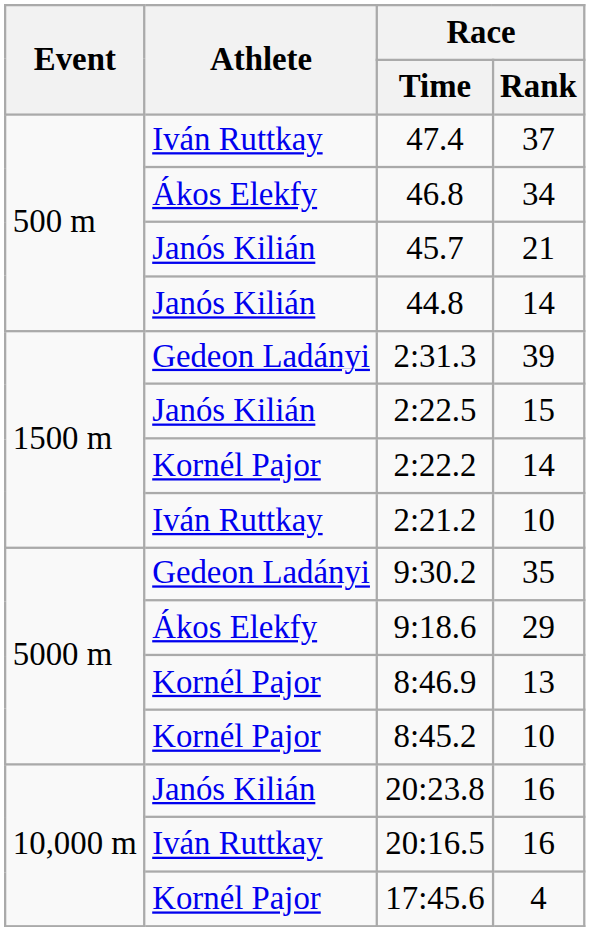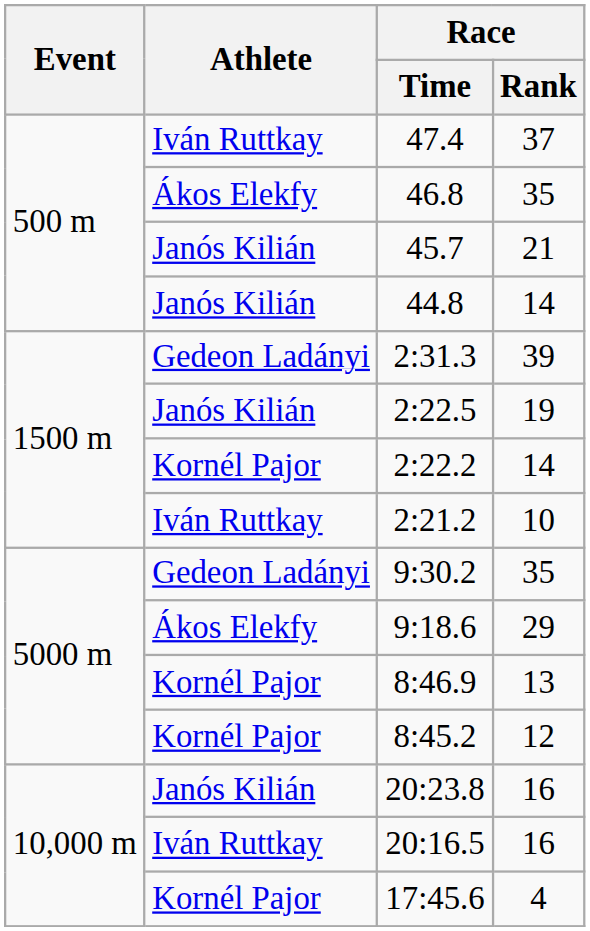(538, 194) 34 -> (538, 194) 35
(538, 411) 15 -> (538, 411) 19
(538, 735) 10 -> (538, 735) 12
